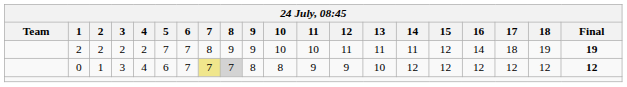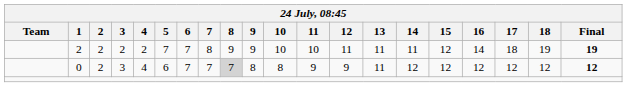(101, 67) 1 -> (101, 67) 2
(209, 67) khaki background -> (209, 67) no background
(379, 67) 10 -> (379, 67) 11
